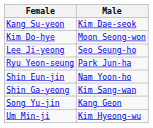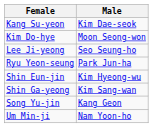(105, 77) Nam Yoon-ho -> (110, 77) Kim Hyeong-wu
(110, 116) Kim Hyeong-wu -> (105, 116) Nam Yoon-ho
